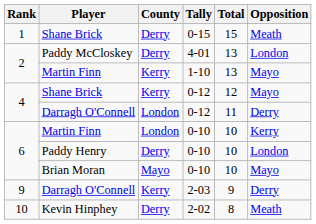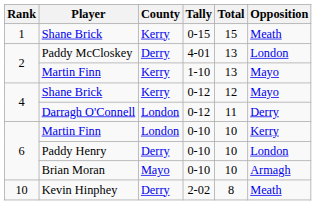(155, 33) Derry -> (155, 33) Kerry
(265, 170) Mayo -> (270, 170) Armagh
- row: (88, 190)
